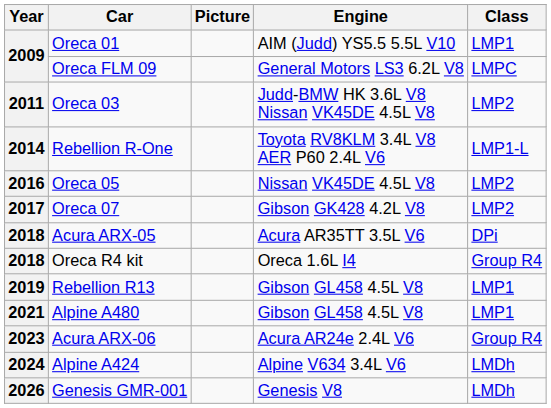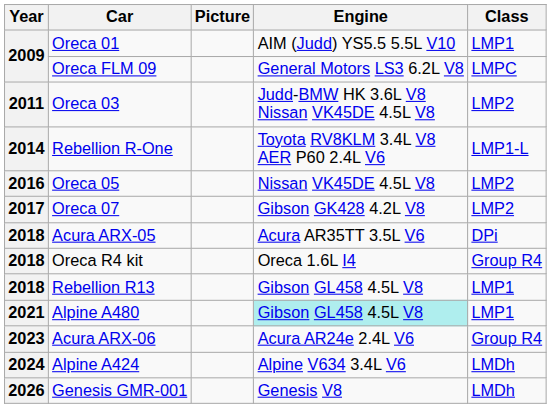(26, 287) 2019 -> (26, 287) 2018
(340, 312) no background -> (340, 312) paleturquoise background
